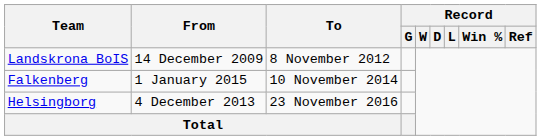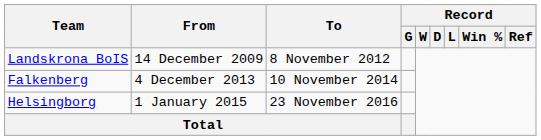(191, 81) 1 January 2015 -> (195, 81) 4 December 2013
(195, 103) 4 December 2013 -> (191, 103) 1 January 2015
